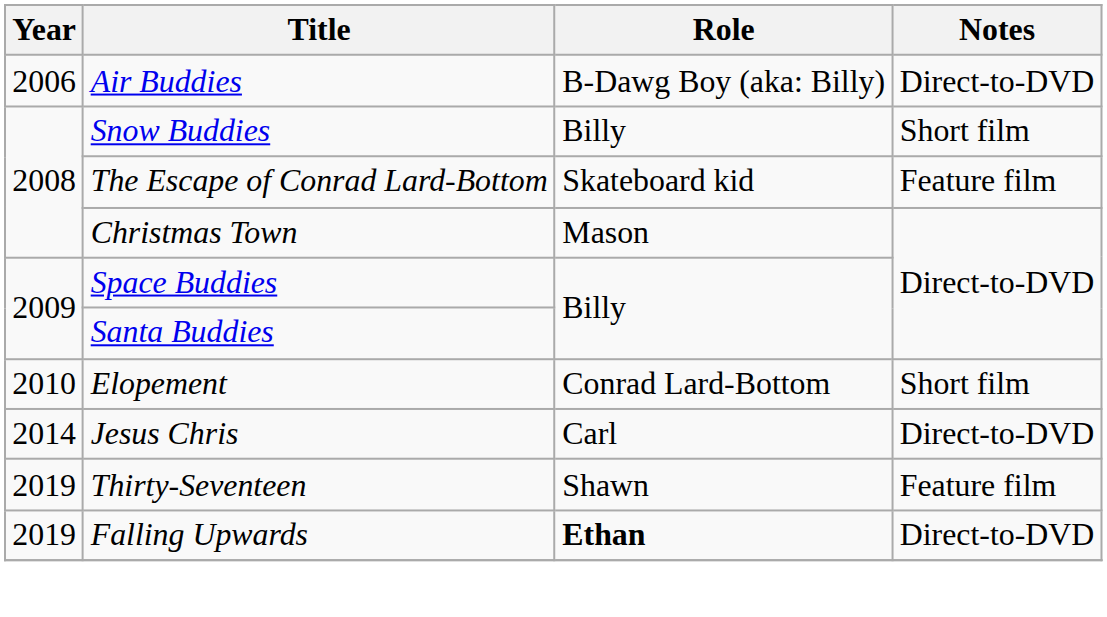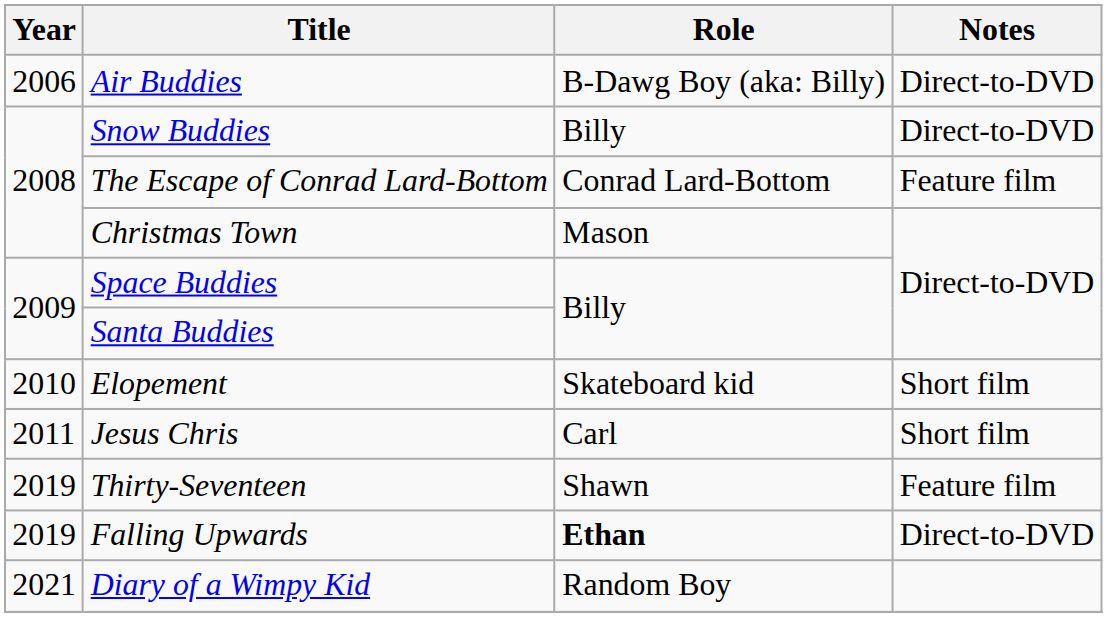(965, 130) Short film -> (997, 130) Direct-to-DVD
(658, 181) Skateboard kid -> (696, 181) Conrad Lard-Bottom
(696, 383) Conrad Lard-Bottom -> (658, 383) Skateboard kid
(44, 433) 2014 -> (44, 433) 2011
(997, 433) Direct-to-DVD -> (965, 433) Short film
+ row: (230, 585)
